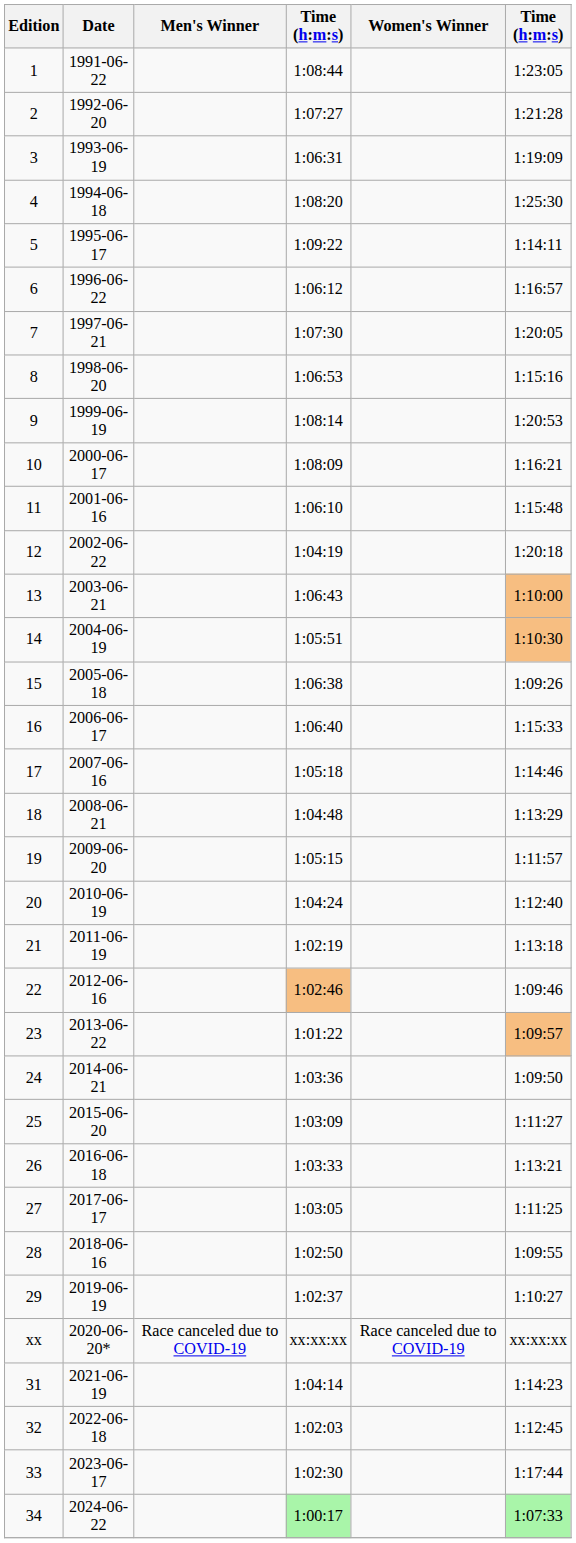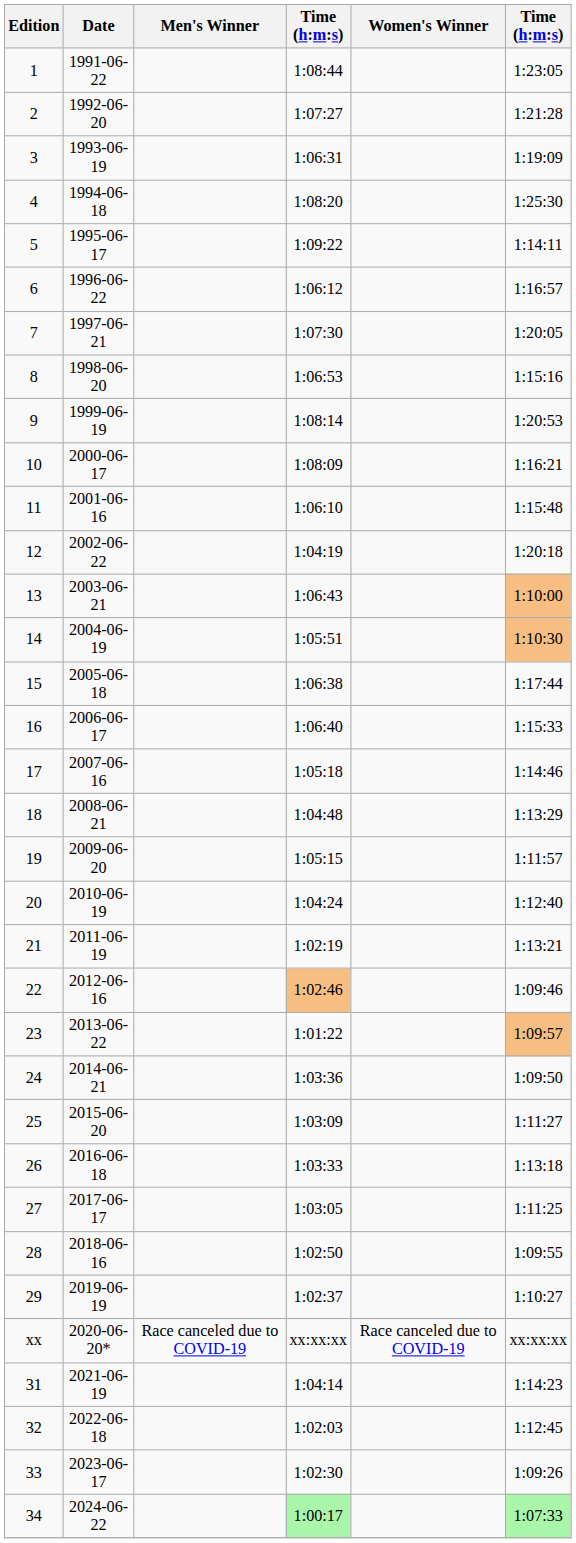(538, 683) 1:09:26 -> (538, 683) 1:17:44
(538, 946) 1:13:18 -> (538, 946) 1:13:21
(538, 1165) 1:13:21 -> (538, 1165) 1:13:18
(538, 1472) 1:17:44 -> (538, 1472) 1:09:26
